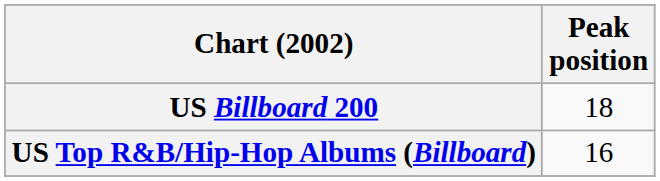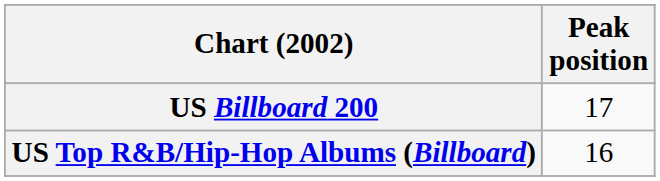(599, 106) 18 -> (599, 106) 17
